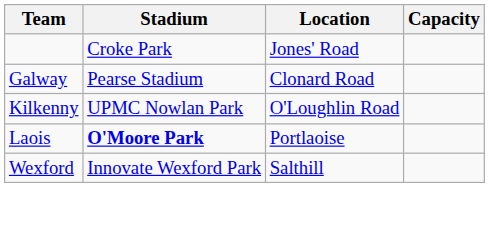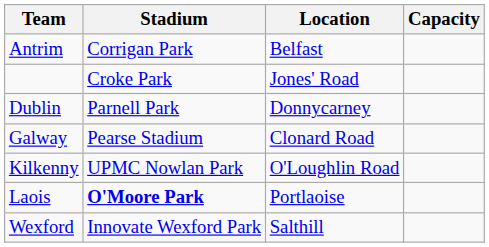+ row: (36, 49)
+ row: (35, 108)
